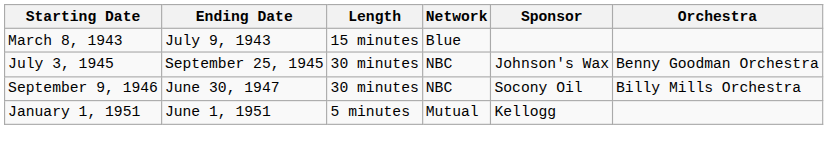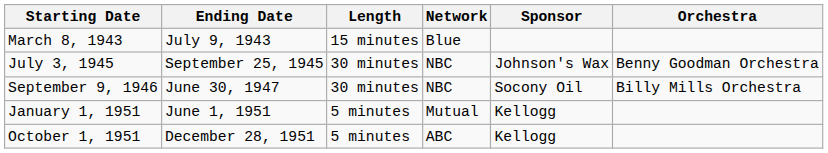+ row: (74, 136)
